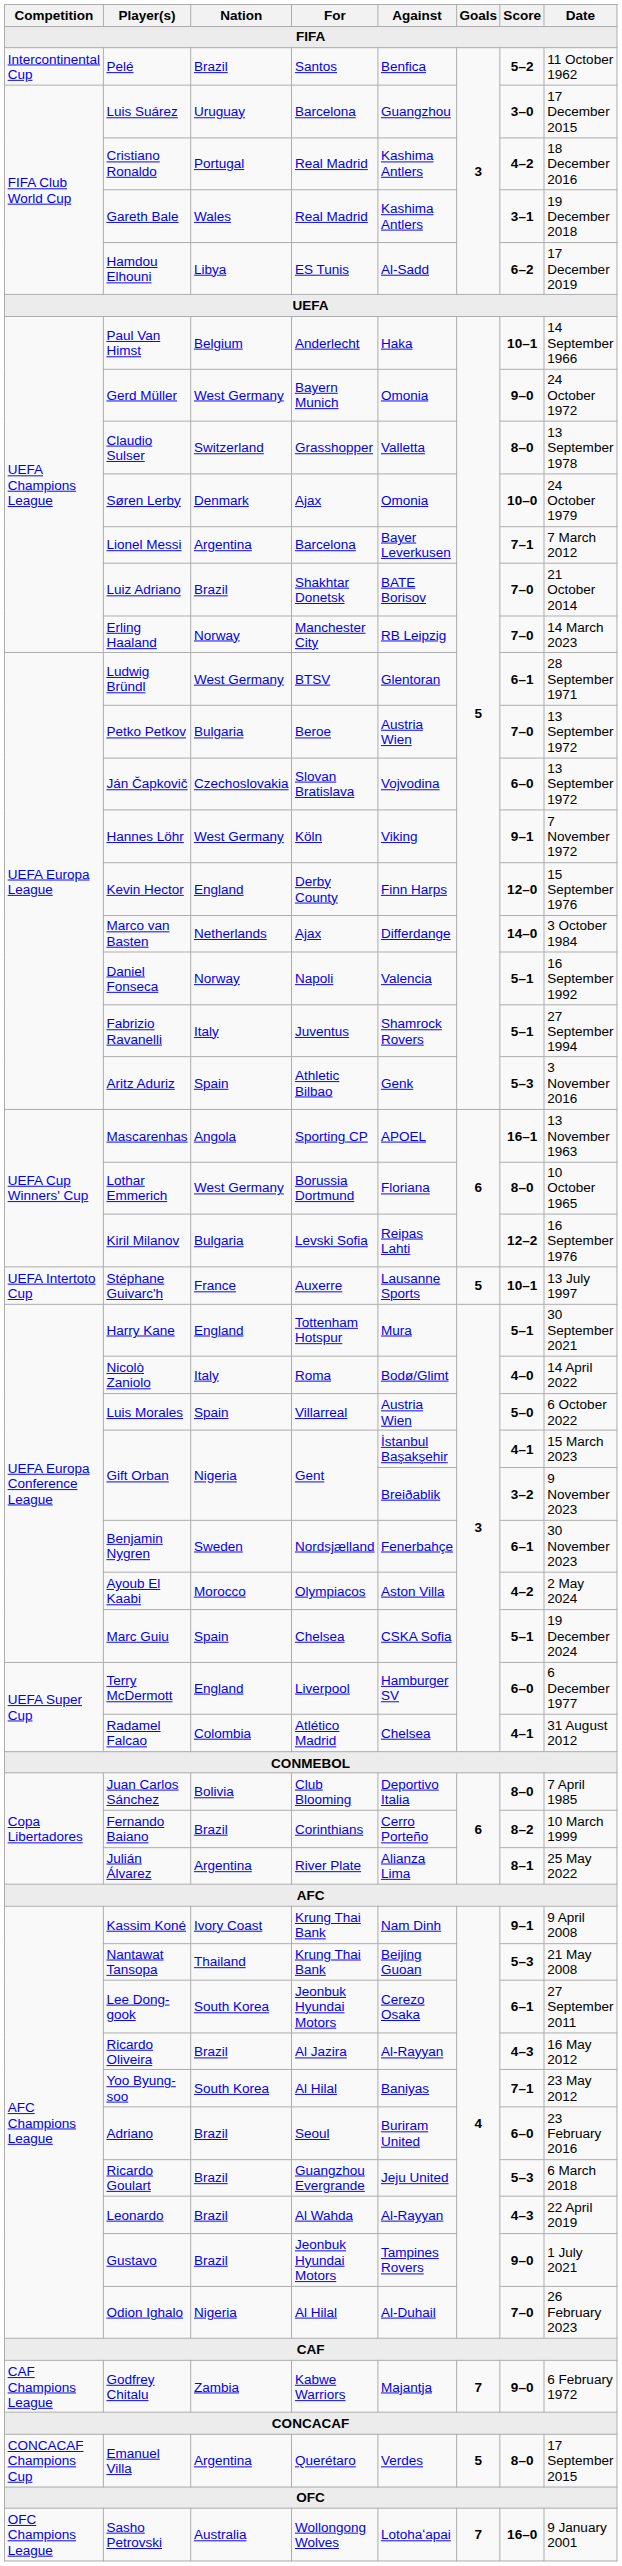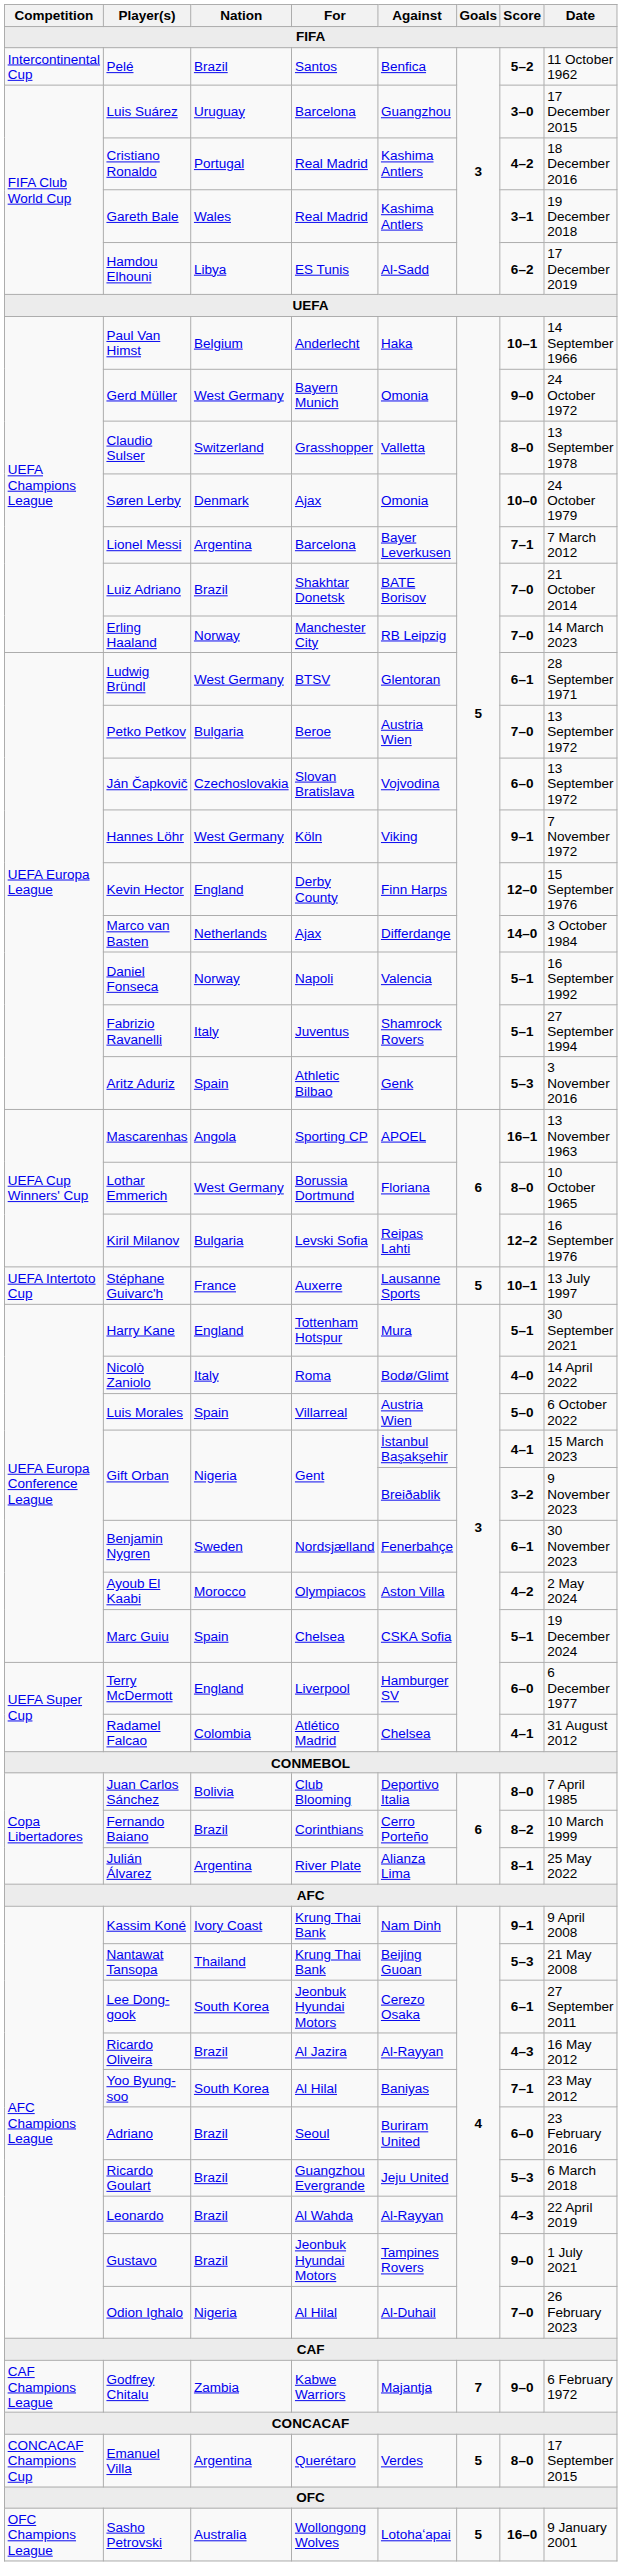(478, 2535) 7 -> (478, 2535) 5
